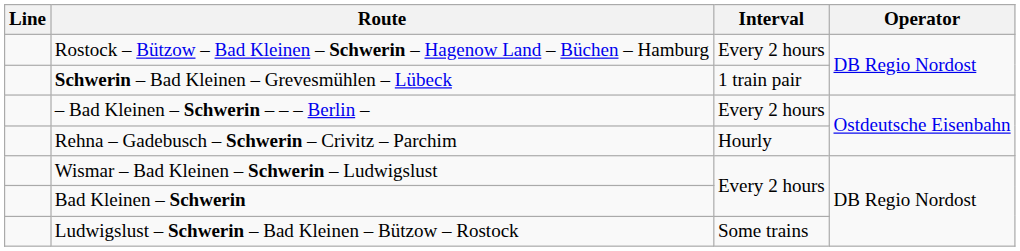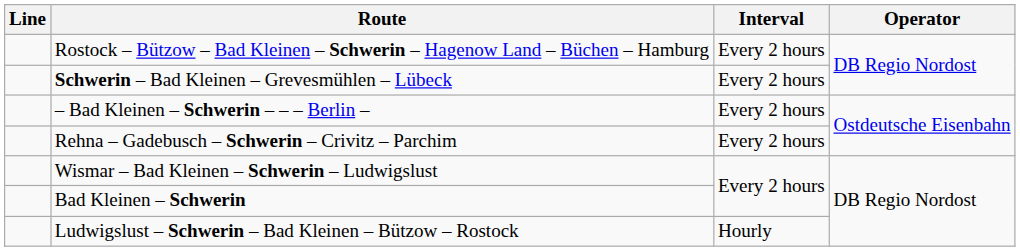(760, 79) 1 train pair -> (771, 79) Every 2 hours
(745, 140) Hourly -> (771, 140) Every 2 hours
(763, 230) Some trains -> (745, 230) Hourly
